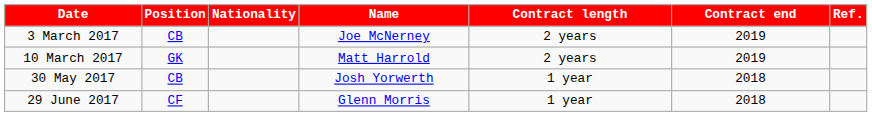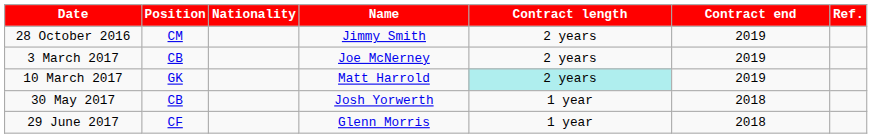+ row: (73, 36)
(570, 58) no background -> (570, 79) paleturquoise background
